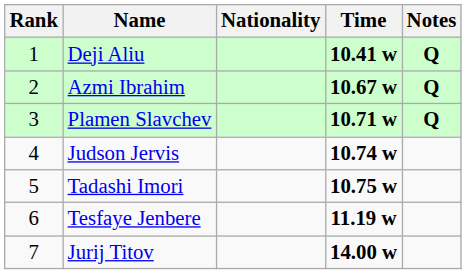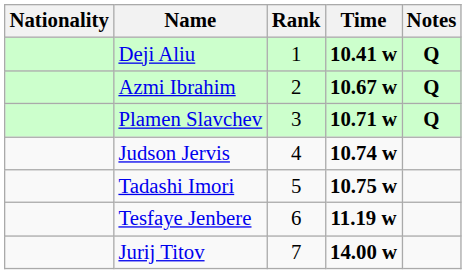columns swapped: (34, 20) <-> (271, 20)
